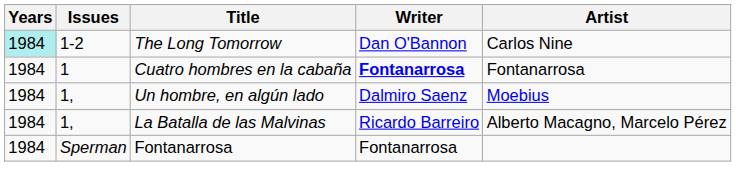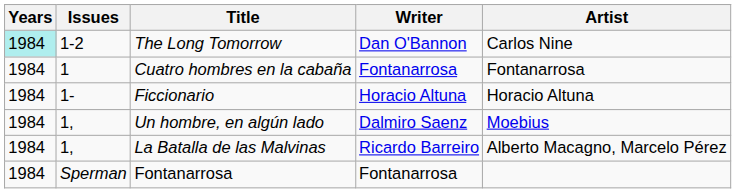(412, 69) bold -> (408, 69) normal
+ row: (174, 95)
